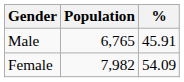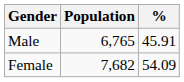(118, 64) 7,982 -> (118, 64) 7,682
